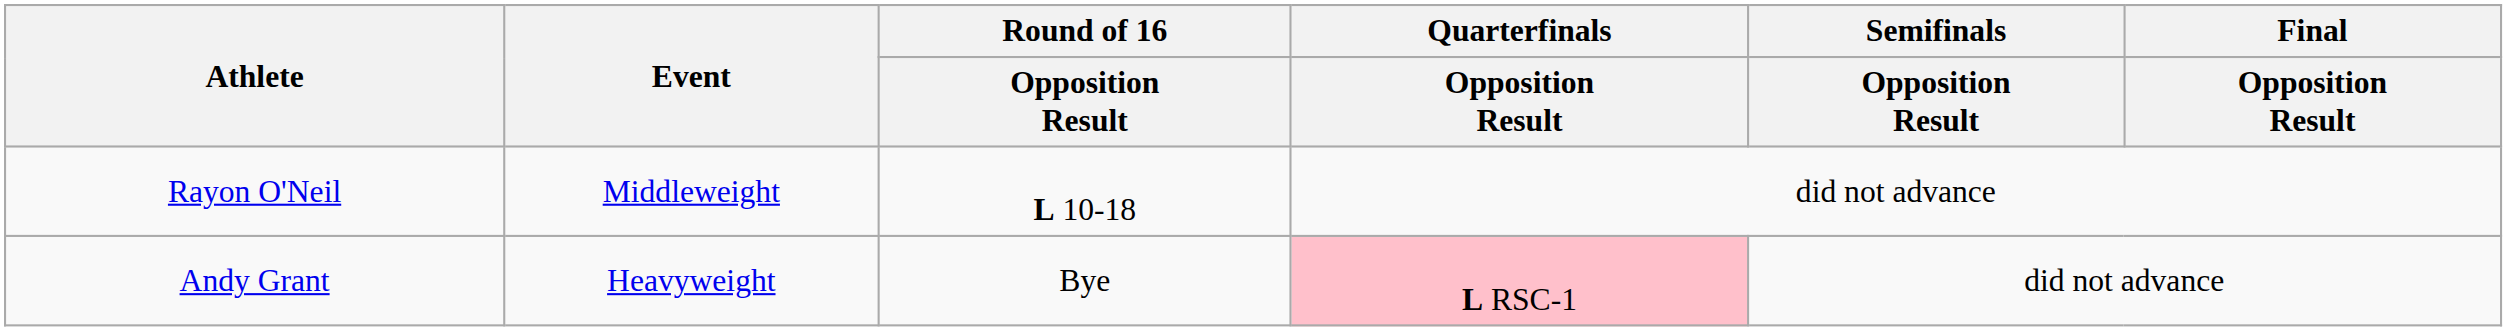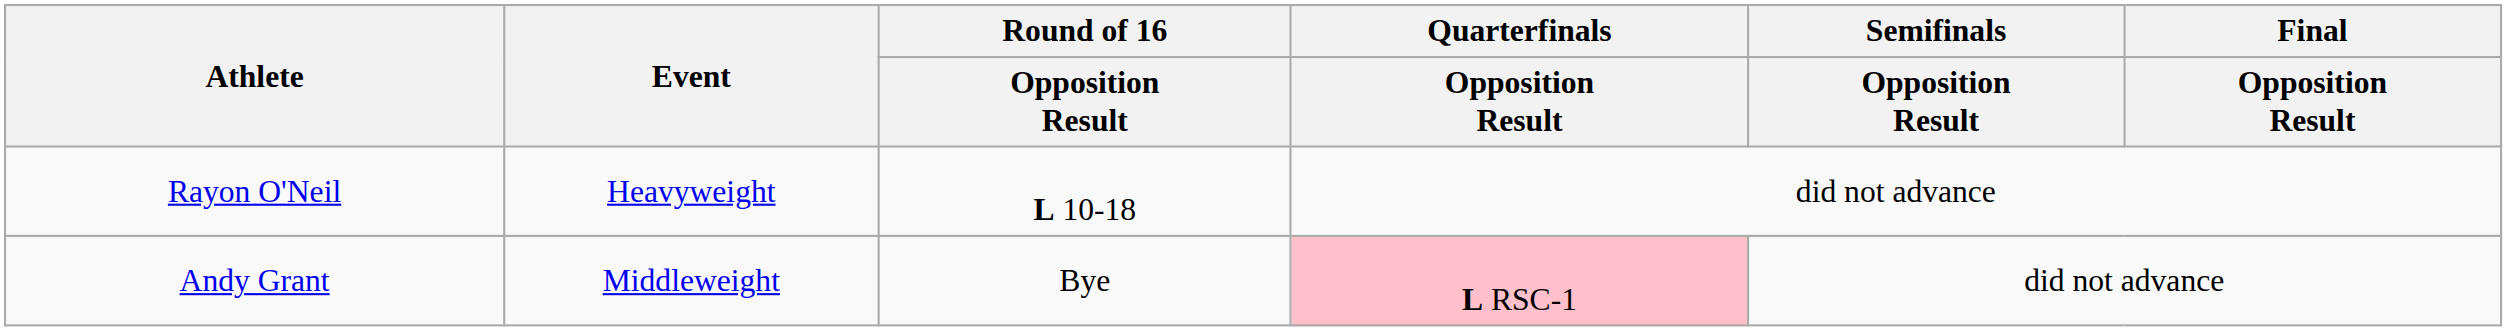(691, 191) Middleweight -> (691, 191) Heavyweight
(691, 280) Heavyweight -> (691, 280) Middleweight
